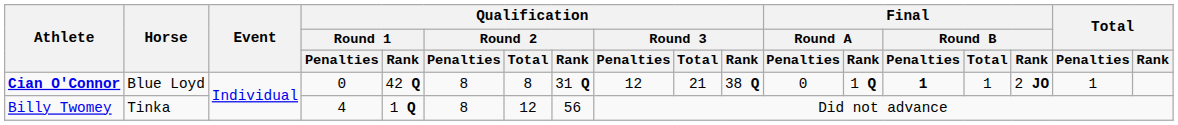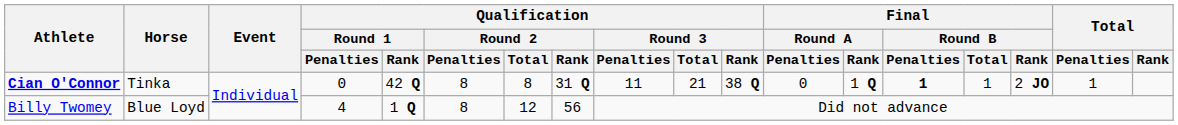(166, 83) Blue Loyd -> (149, 83) Tinka
(633, 83) 12 -> (633, 83) 11
(149, 108) Tinka -> (166, 108) Blue Loyd
